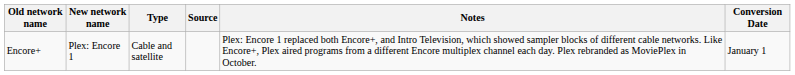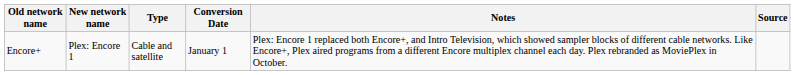columns swapped: (758, 18) <-> (203, 18)
